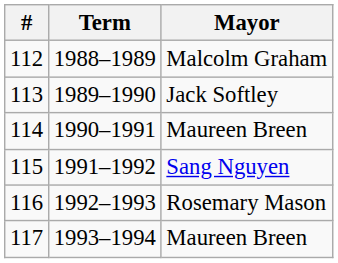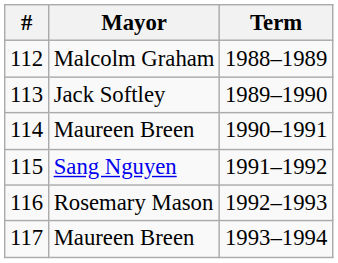columns swapped: (247, 22) <-> (105, 22)
